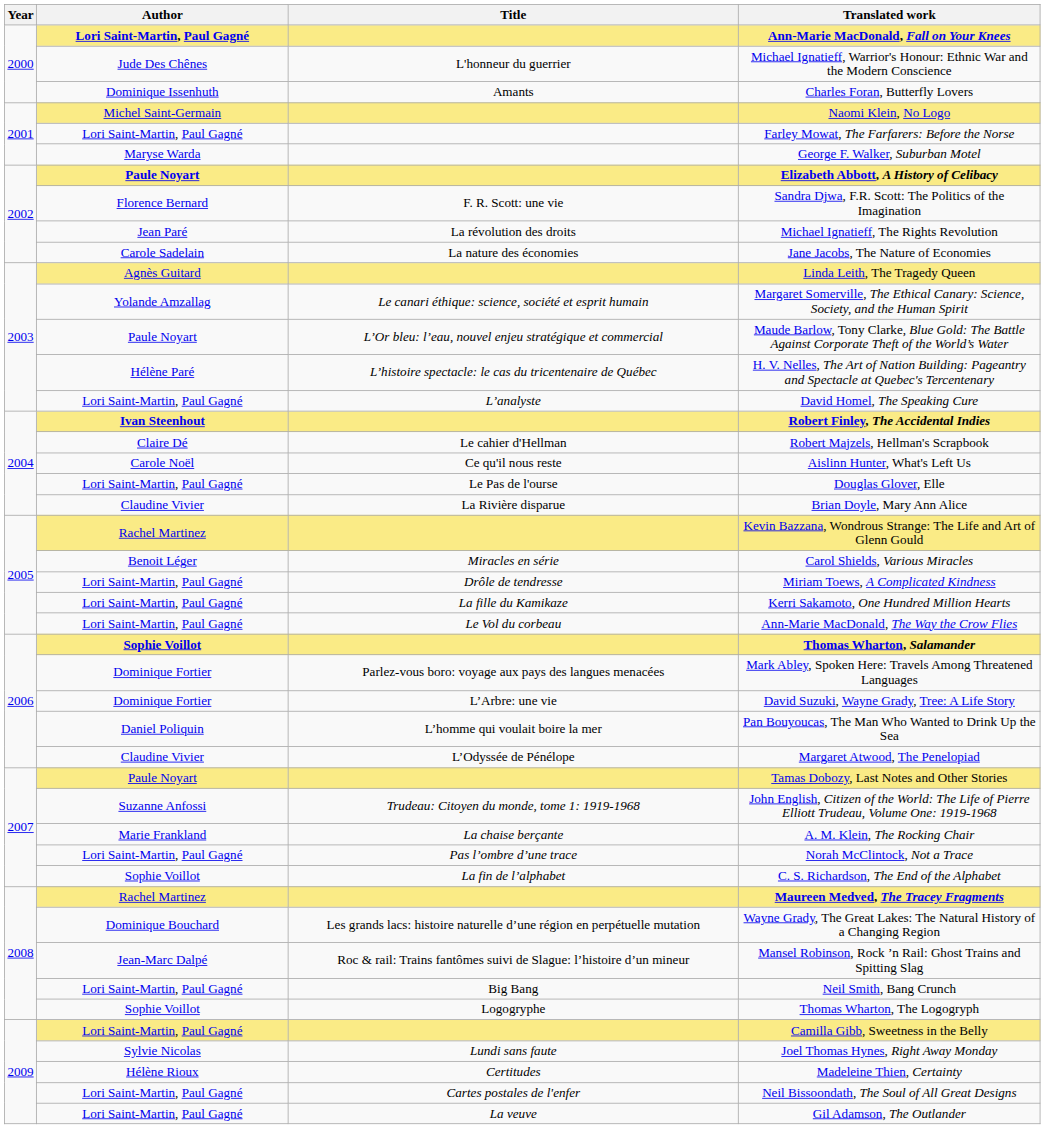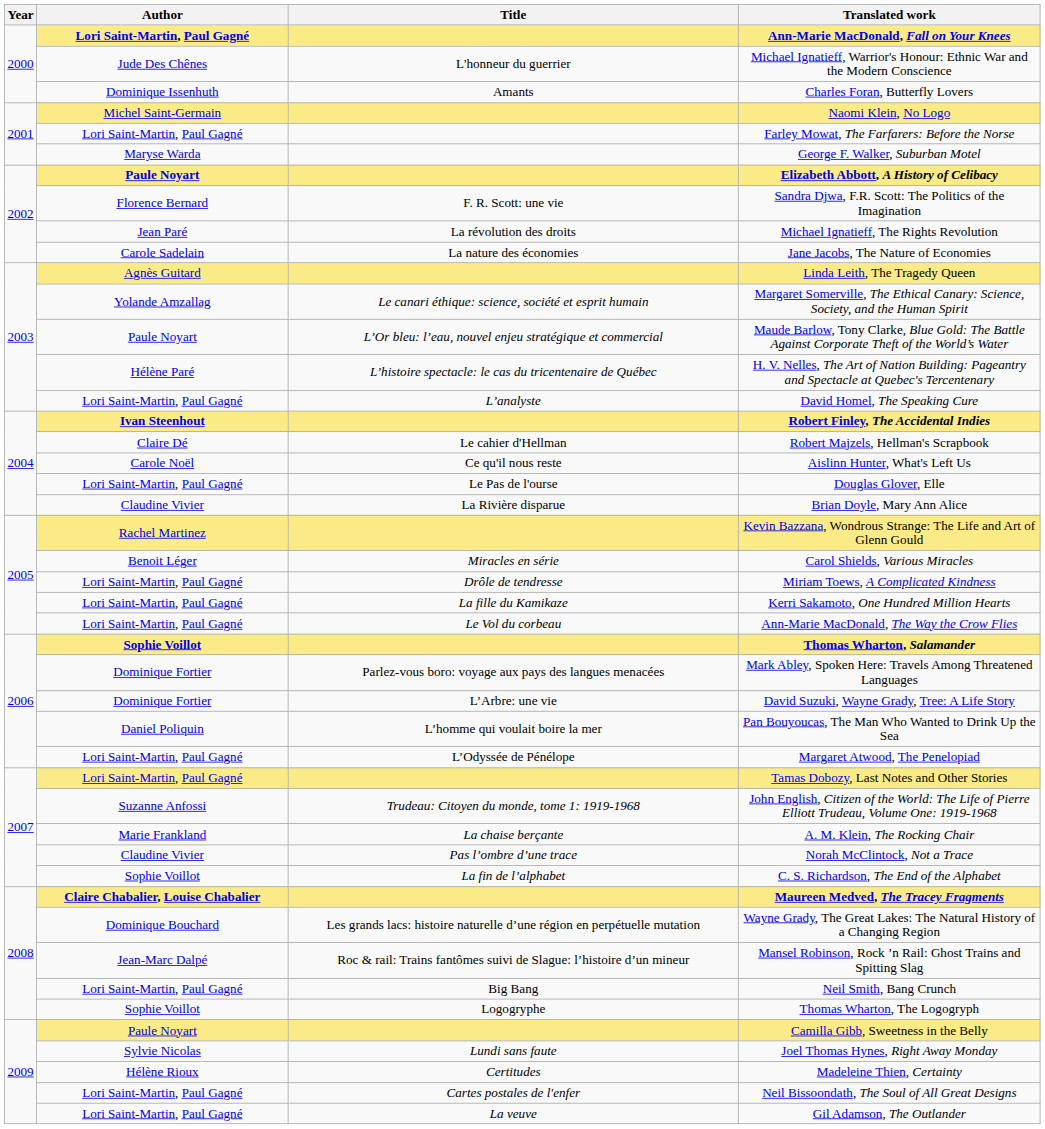(162, 757) Claudine Vivier -> (162, 757) Lori Saint-Martin, Paul Gagné
(162, 778) Paule Noyart -> (162, 778) Lori Saint-Martin, Paul Gagné
(162, 855) Lori Saint-Martin, Paul Gagné -> (162, 855) Claudine Vivier
(162, 896) Rachel Martinez -> (162, 896) Claire Chabalier, Louise Chabalier
(162, 1030) Lori Saint-Martin, Paul Gagné -> (162, 1030) Paule Noyart
